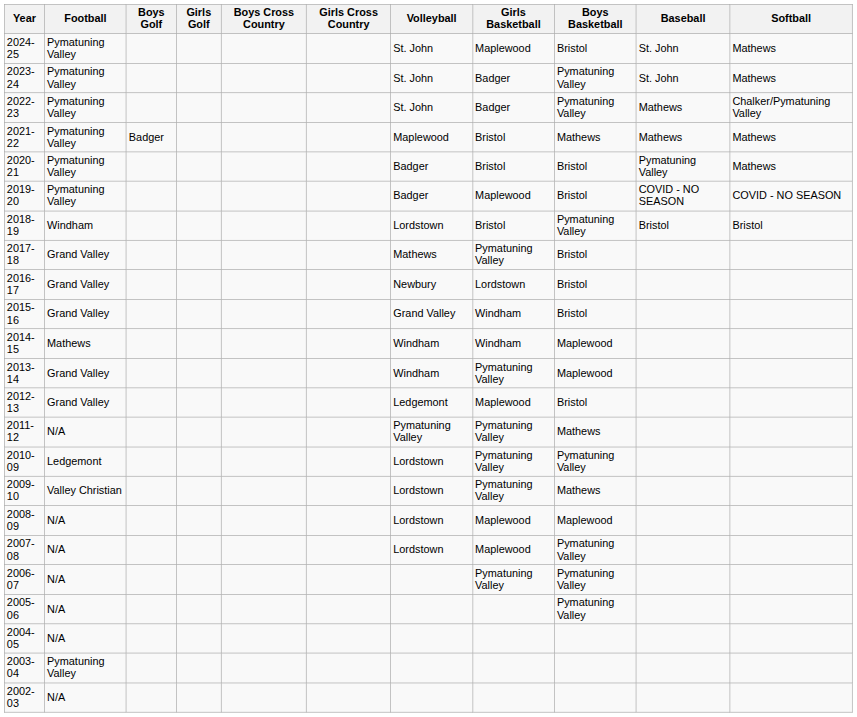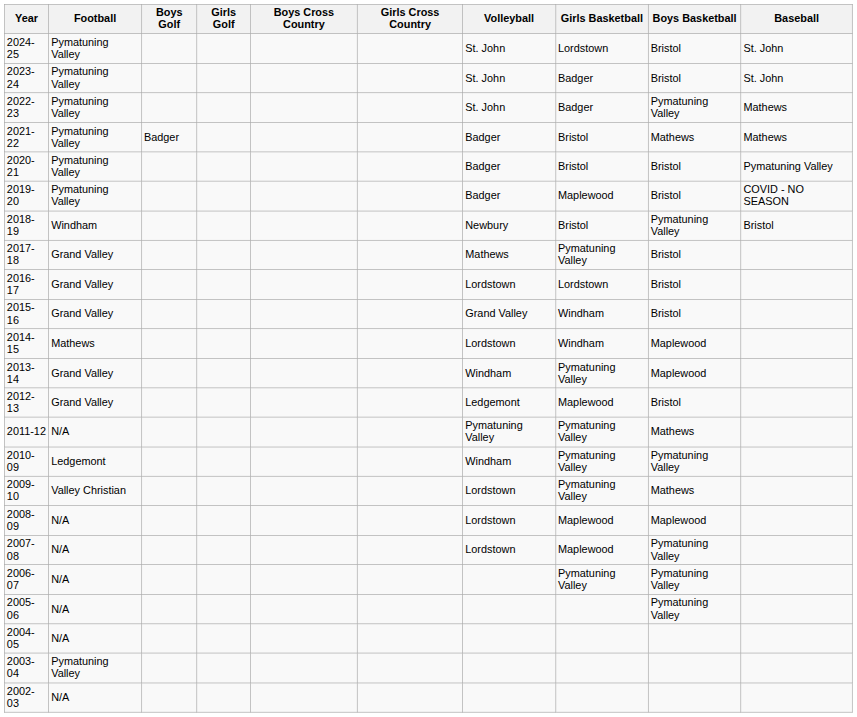- column: (791, 19)
(503, 48) Maplewood -> (583, 48) Lordstown
(586, 78) Pymatuning Valley -> (666, 78) Bristol
(421, 137) Maplewood -> (483, 137) Badger
(418, 225) Lordstown -> (487, 225) Newbury
(415, 284) Newbury -> (490, 284) Lordstown
(416, 343) Windham -> (490, 343) Lordstown
(418, 461) Lordstown -> (488, 461) Windham
